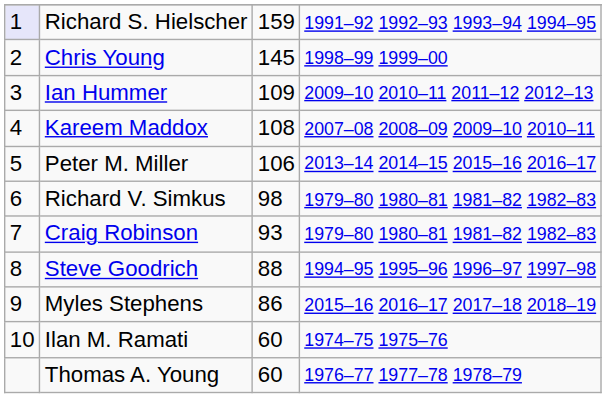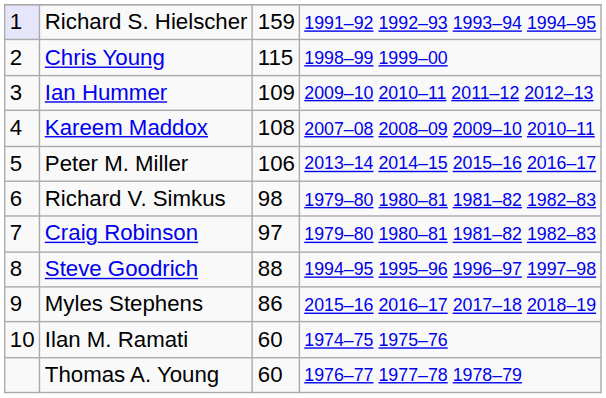(276, 57) 145 -> (275, 57) 115
(270, 233) 93 -> (270, 233) 97
